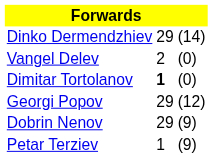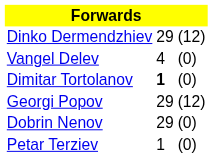(192, 37) (14) -> (192, 37) (12)
(161, 58) 2 -> (161, 58) 4
(187, 123) (9) -> (187, 123) (0)
(187, 144) (9) -> (187, 144) (0)
